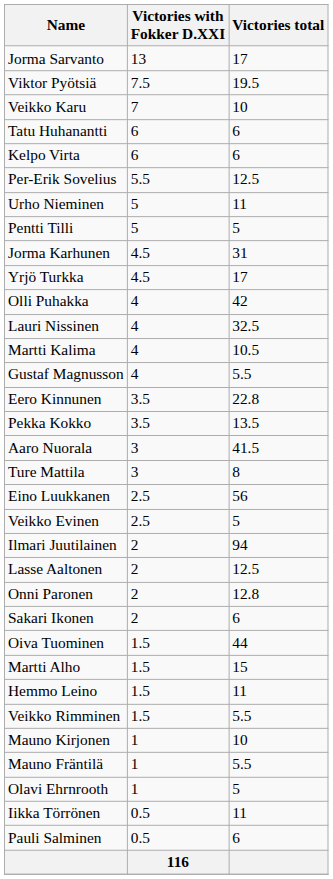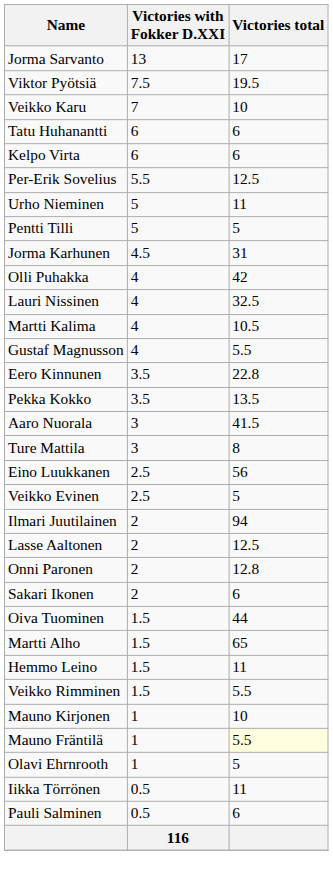- row: (46, 277)
(240, 667) 15 -> (240, 642) 65
(242, 764) no background -> (242, 740) lightyellow background
